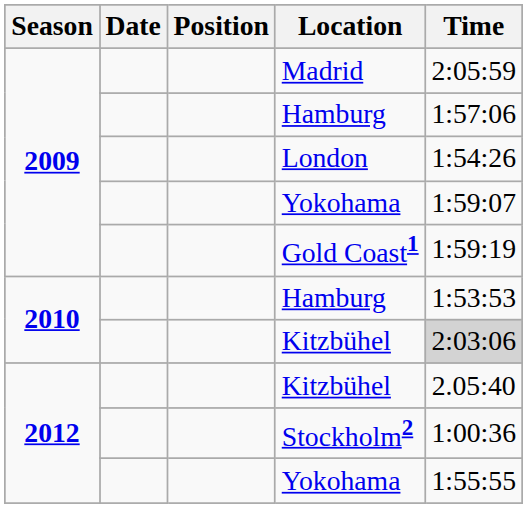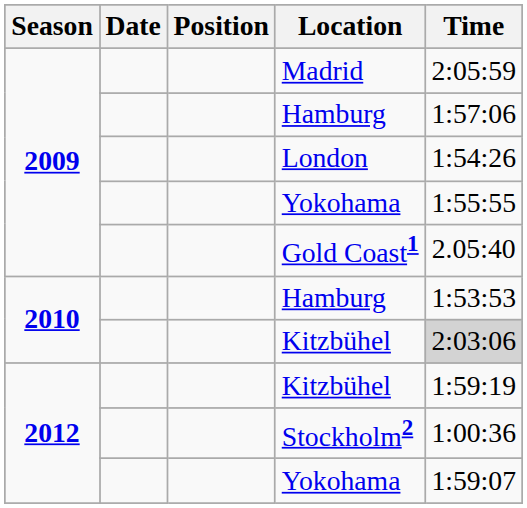(474, 202) 1:59:07 -> (474, 202) 1:55:55
(474, 249) 1:59:19 -> (474, 249) 2.05:40
(474, 385) 2.05:40 -> (474, 385) 1:59:19
(474, 480) 1:55:55 -> (474, 480) 1:59:07
